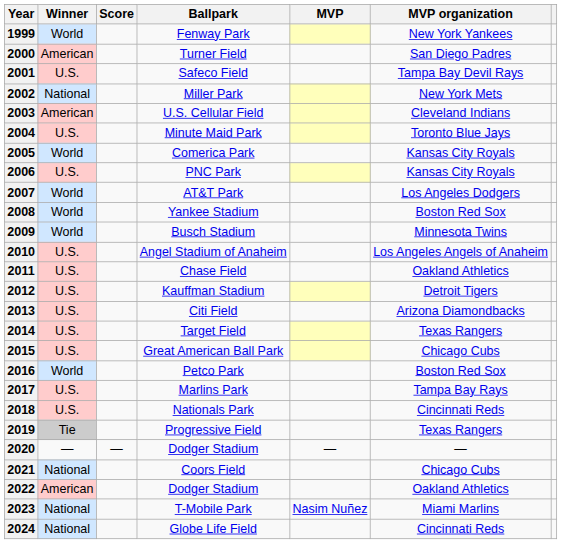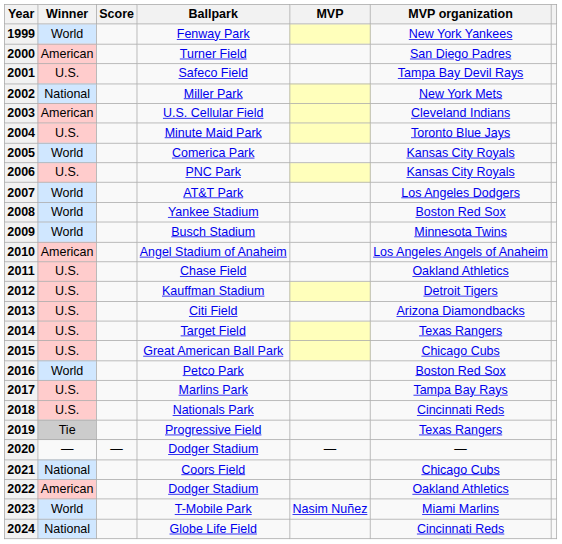(67, 251) U.S. -> (67, 251) American
(67, 509) National -> (67, 509) World
